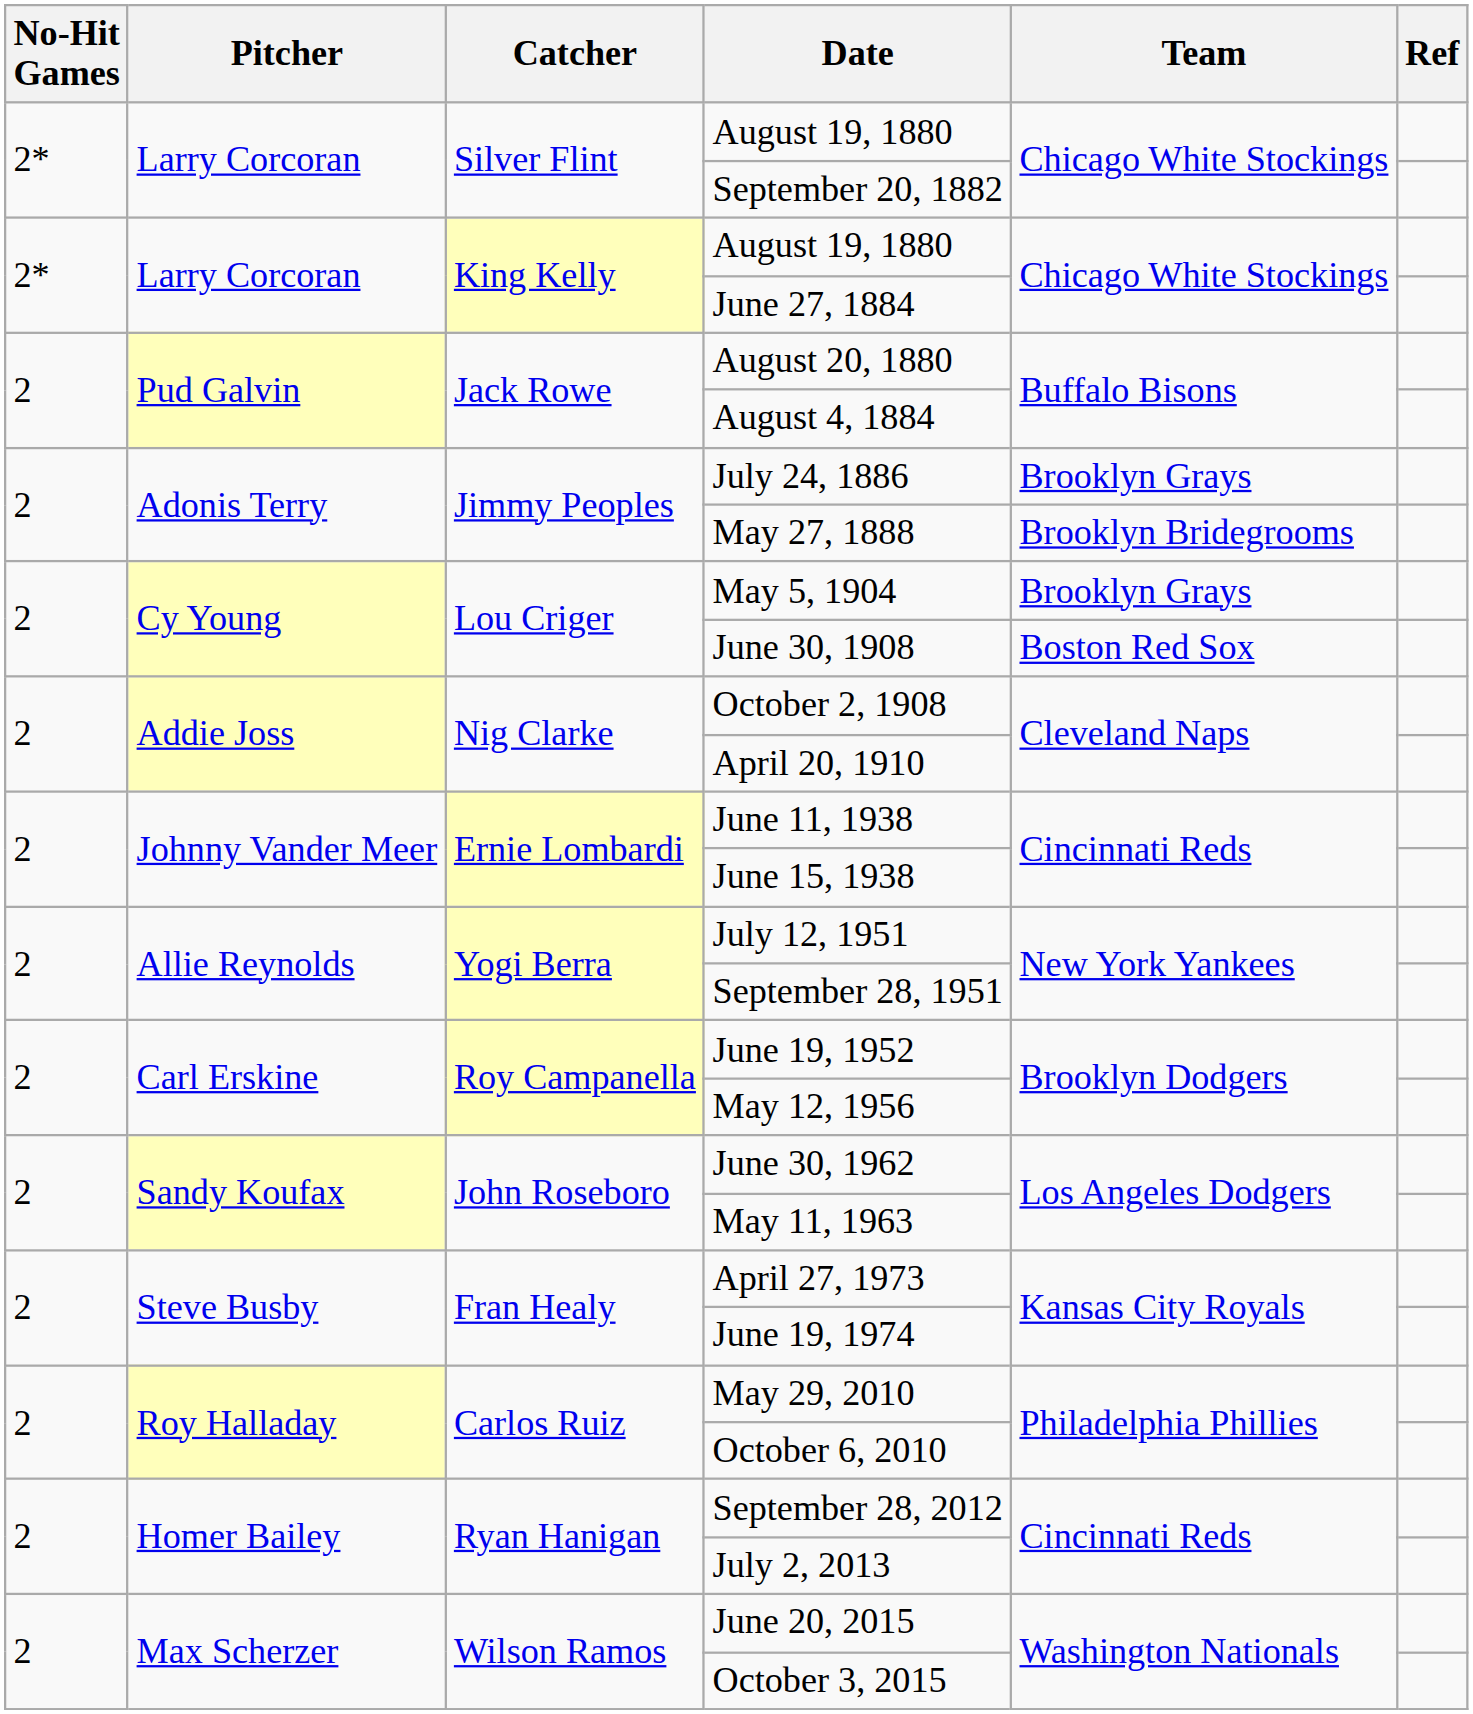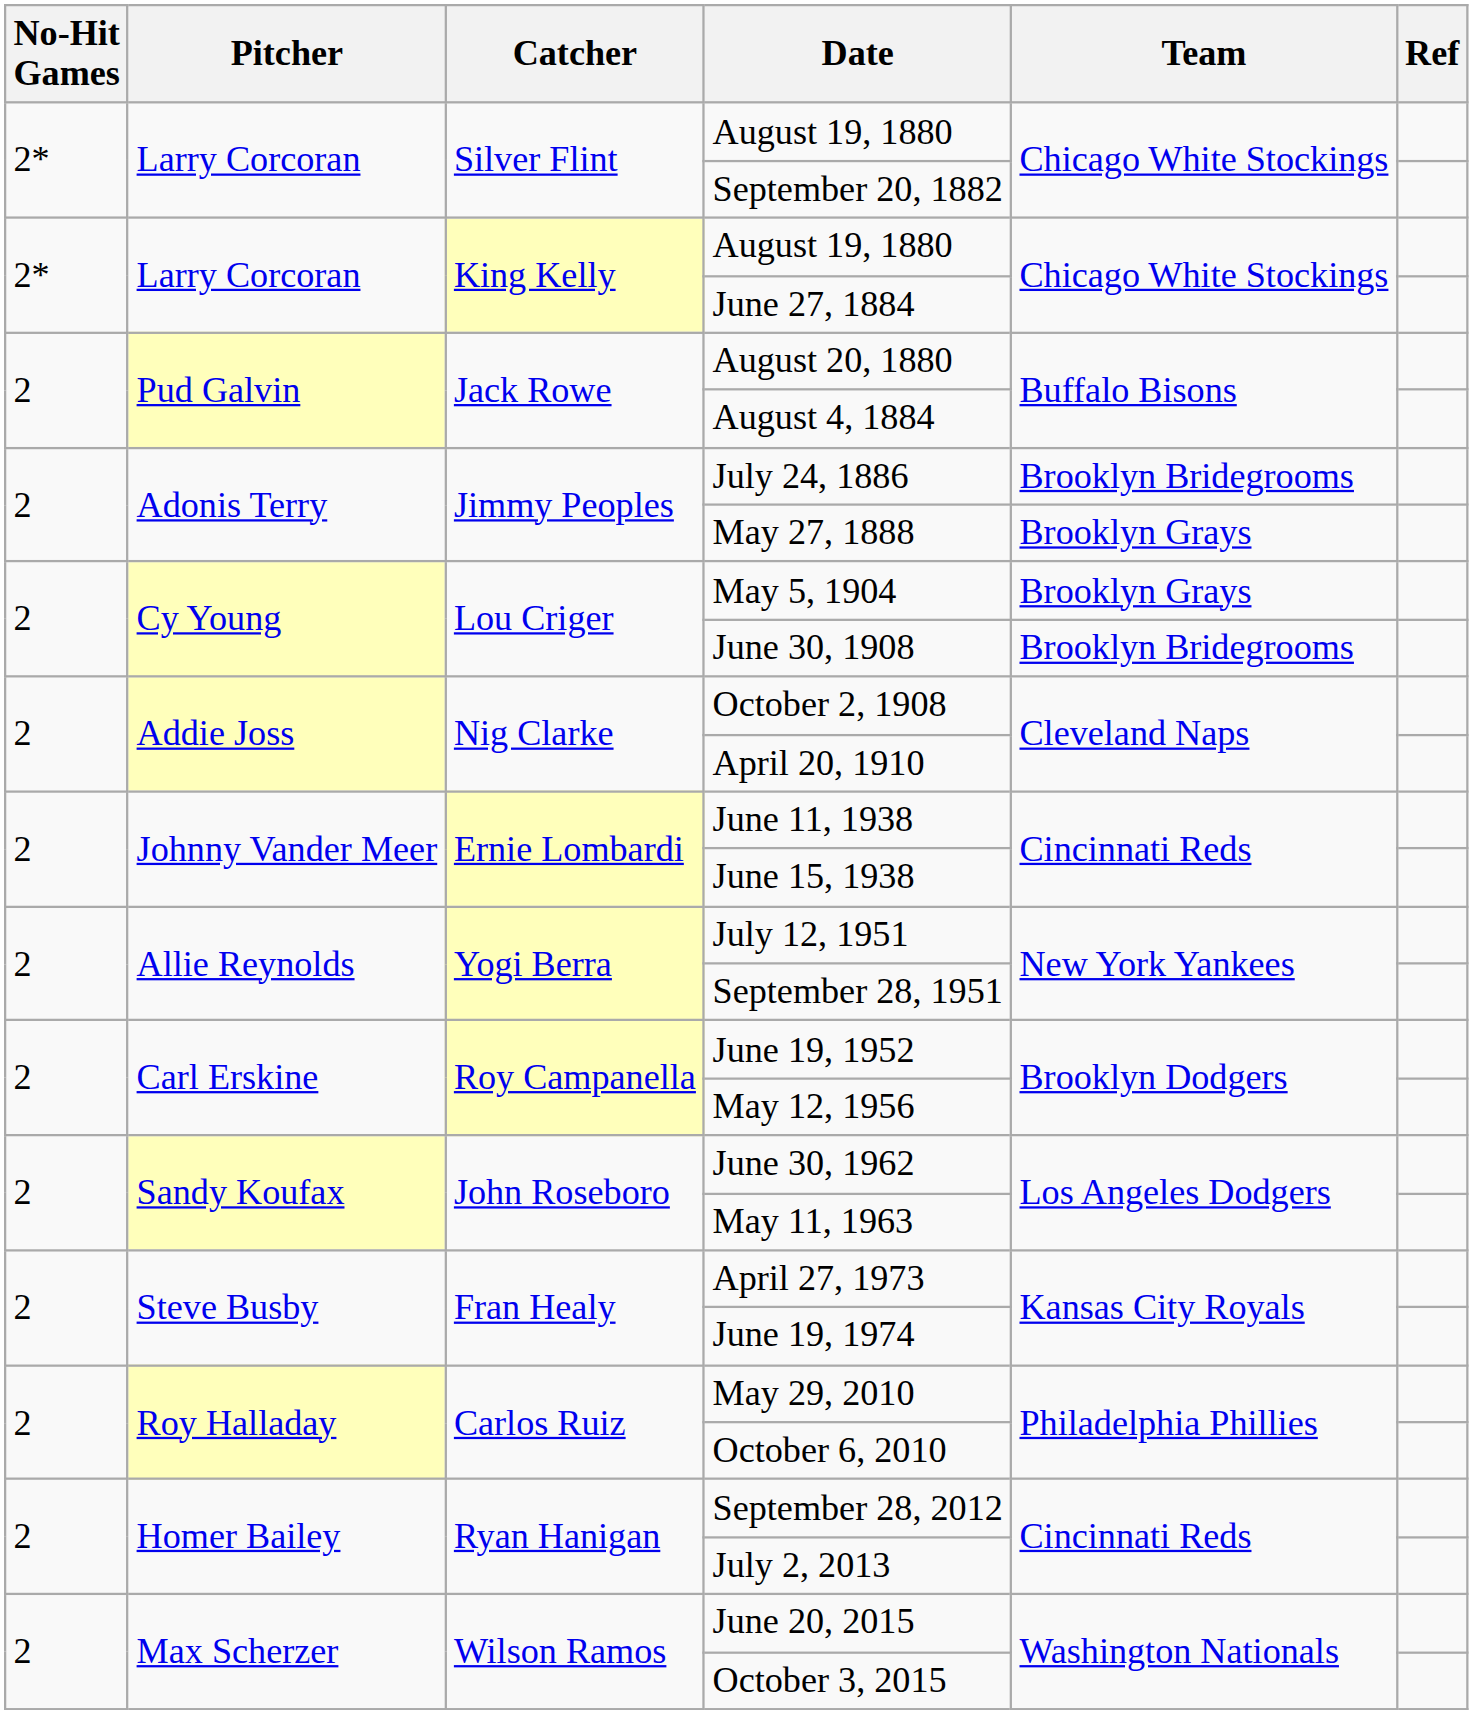(1135, 475) Brooklyn Grays -> (1187, 475) Brooklyn Bridegrooms
(1187, 532) Brooklyn Bridegrooms -> (1135, 532) Brooklyn Grays
(1137, 647) Boston Red Sox -> (1187, 647) Brooklyn Bridegrooms
